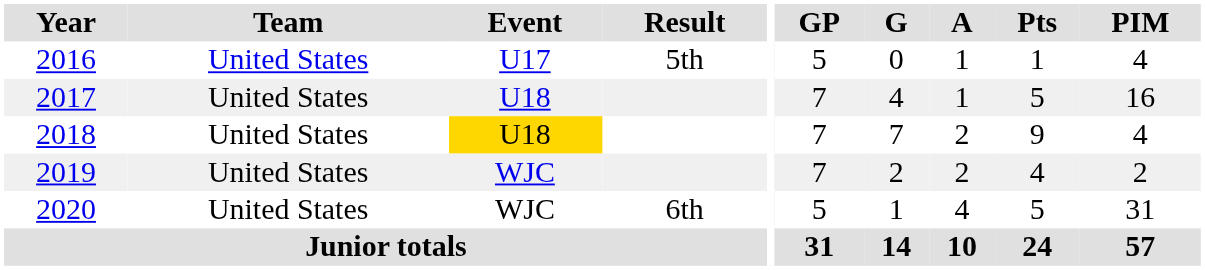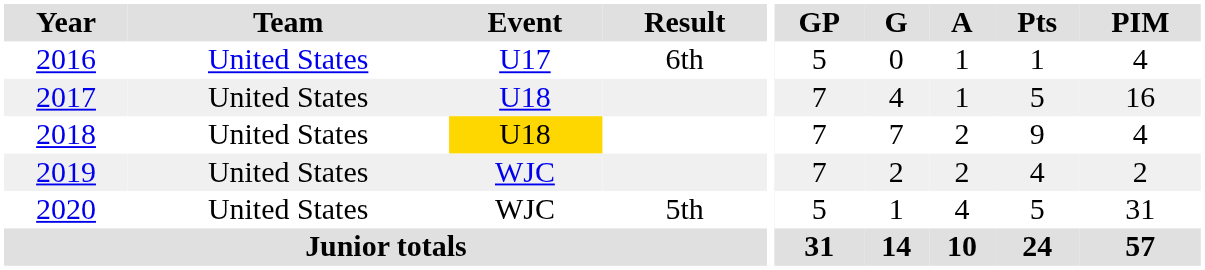(685, 59) 5th -> (685, 59) 6th
(685, 209) 6th -> (685, 209) 5th
